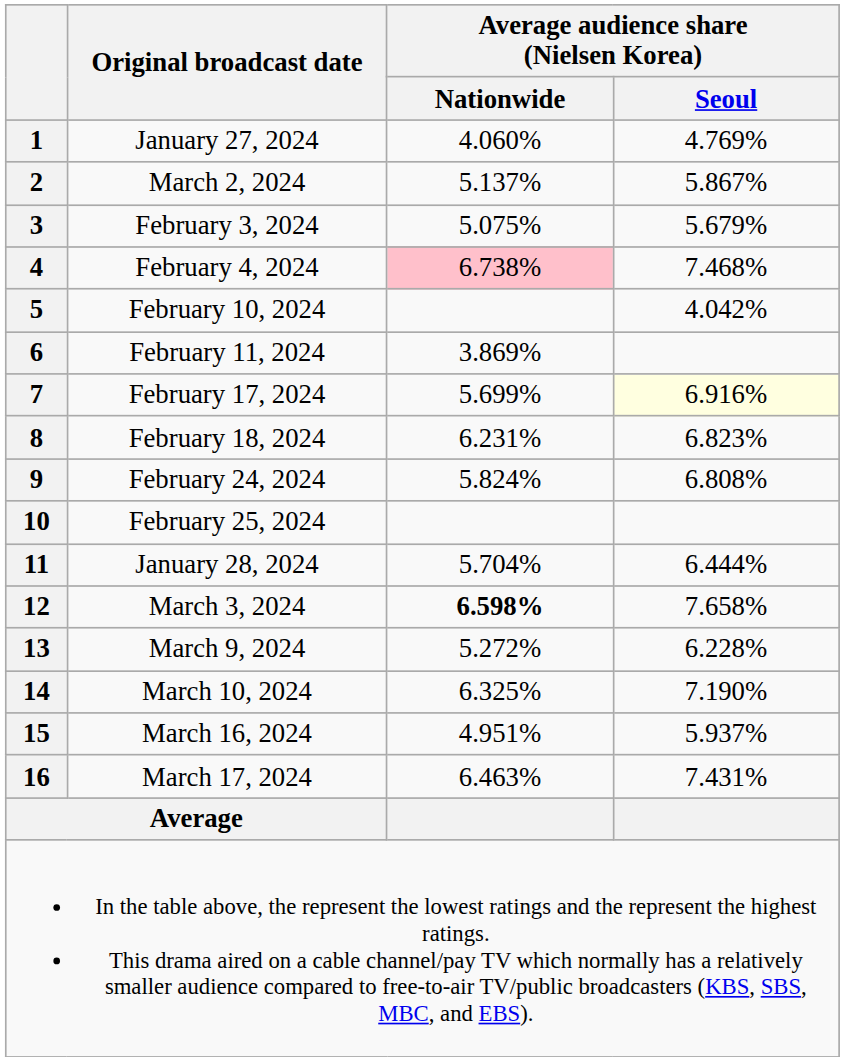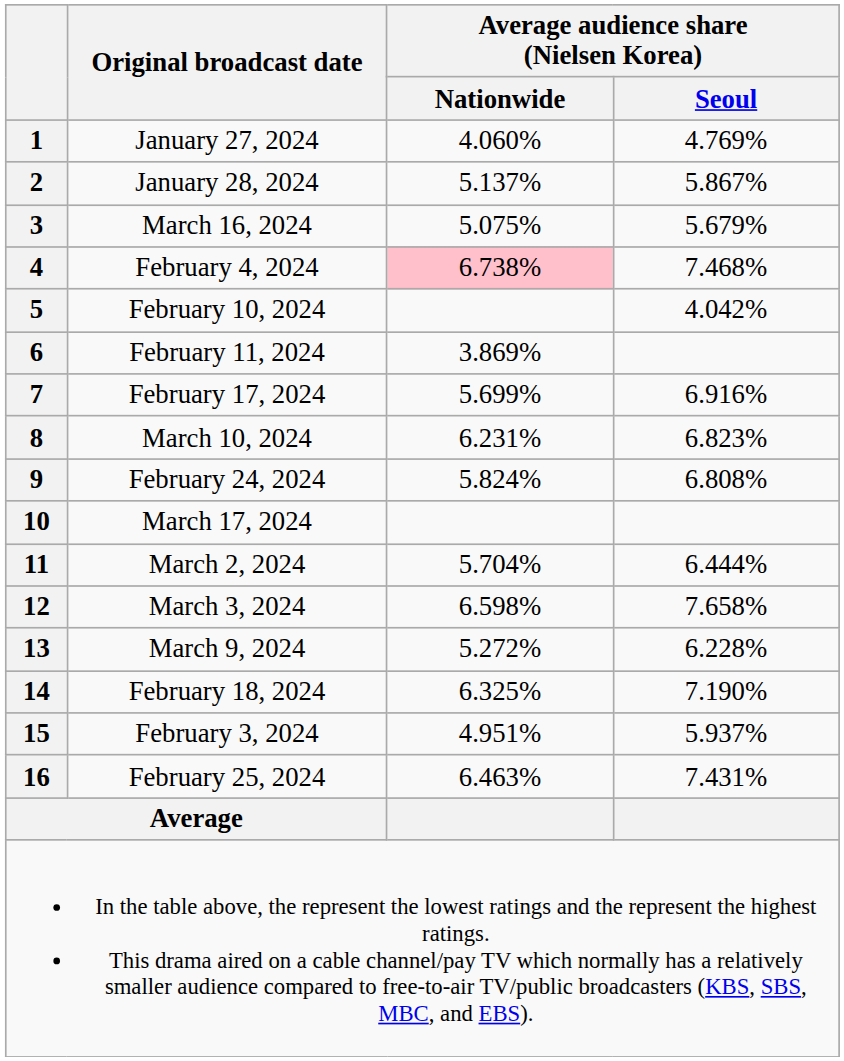(227, 182) March 2, 2024 -> (227, 182) January 28, 2024
(227, 225) February 3, 2024 -> (227, 225) March 16, 2024
(726, 394) lightyellow background -> (726, 394) no background
(227, 437) February 18, 2024 -> (227, 437) March 10, 2024
(227, 521) February 25, 2024 -> (227, 521) March 17, 2024
(227, 564) January 28, 2024 -> (227, 564) March 2, 2024
(500, 606) bold -> (500, 606) normal
(227, 691) March 10, 2024 -> (227, 691) February 18, 2024
(227, 733) March 16, 2024 -> (227, 733) February 3, 2024
(227, 776) March 17, 2024 -> (227, 776) February 25, 2024
